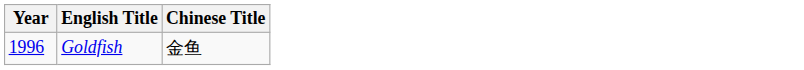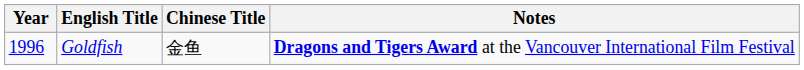+ column: (534, 18)
